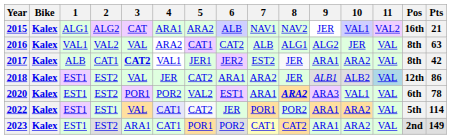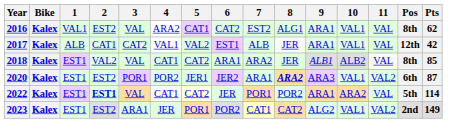- row: (17, 28)
(106, 45) VAL2 -> (104, 28) EST2
(263, 45) ALB -> (259, 28) EST2
(326, 45) ALG2 -> (321, 28) ARA1
(357, 45) JER -> (353, 28) VAL1
(436, 45) 63 -> (432, 28) 62
(137, 61) bold -> (135, 45) normal
(200, 61) JER1 -> (197, 45) VAL2
(232, 61) JER2 -> (227, 45) EST1
(263, 61) EST2 -> (259, 45) ALB
(357, 61) ARA2 -> (353, 45) VAL1
(414, 61) 8th -> (410, 45) 12th
(106, 77) EST2 -> (104, 61) VAL2
(169, 77) JER -> (166, 61) CAT1
(388, 77) lightblue background -> (383, 61) no background
(414, 77) 12th -> (410, 61) 8th
(436, 77) 86 -> (432, 61) 85
(200, 93) VAL2 -> (197, 77) JER1
(232, 93) EST1 -> (227, 77) JER2
(388, 93) VAL -> (383, 77) VAL2
(436, 93) 78 -> (432, 77) 87
(106, 110) normal -> (104, 93) bold
(169, 110) lavender background -> (166, 93) no background
(200, 110) no background -> (197, 93) lightyellow background
(169, 126) CAT1 -> (166, 110) JER
(326, 126) ARA1 -> (321, 110) ALG2
(357, 126) ARA2 -> (353, 110) VAL1
(388, 126) VAL -> (383, 110) VAL2
